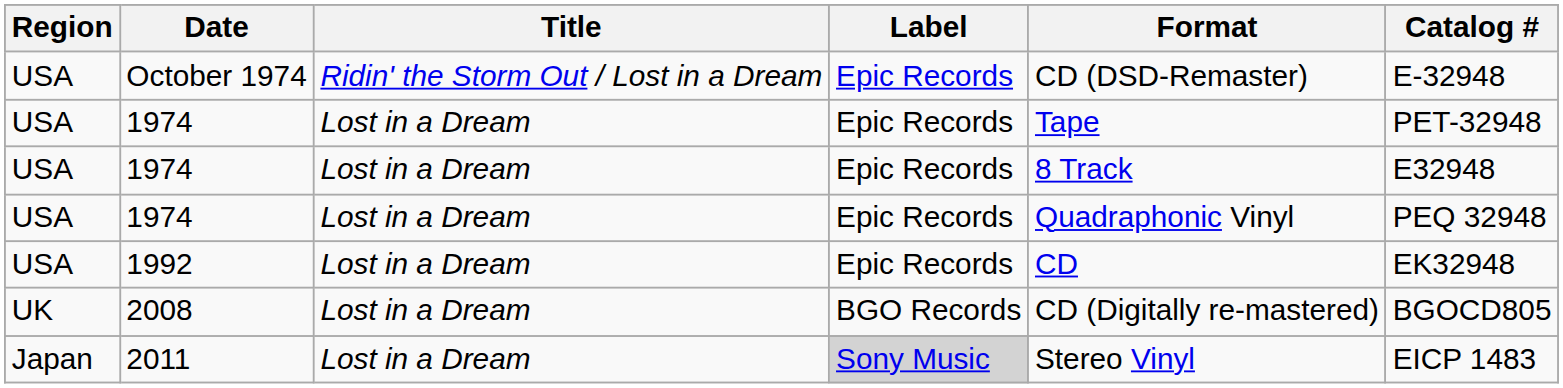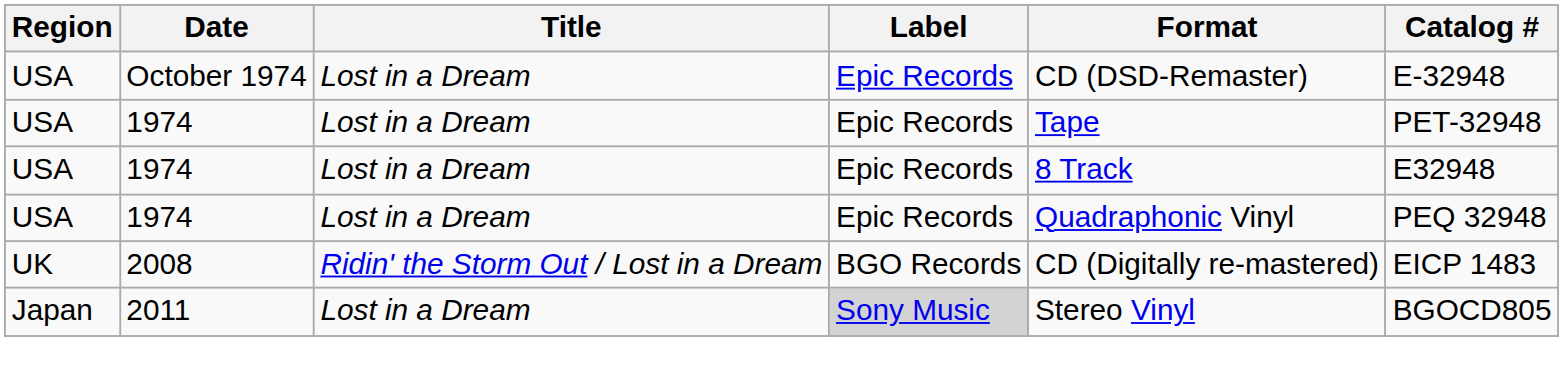(571, 75) Ridin' the Storm Out / Lost in a Dream -> (425, 75) Lost in a Dream
- row: (42, 264)
(425, 311) Lost in a Dream -> (571, 264) Ridin' the Storm Out / Lost in a Dream
(1472, 311) BGOCD805 -> (1464, 264) EICP 1483
(1464, 358) EICP 1483 -> (1472, 311) BGOCD805
